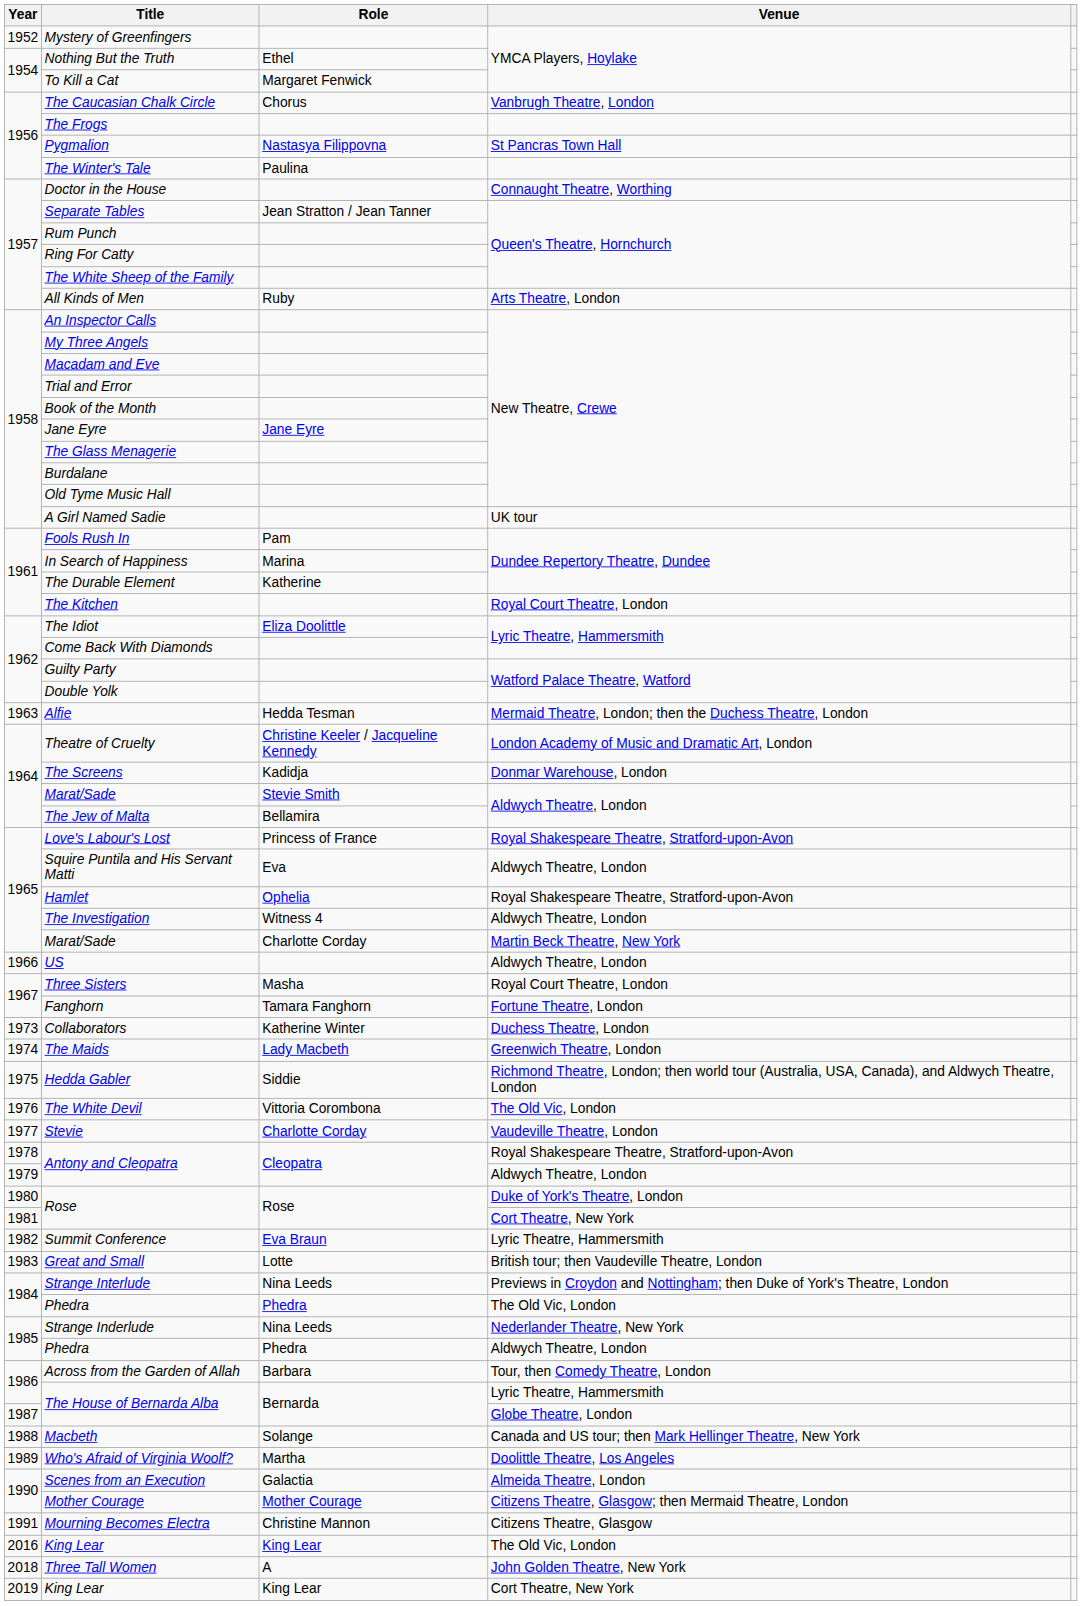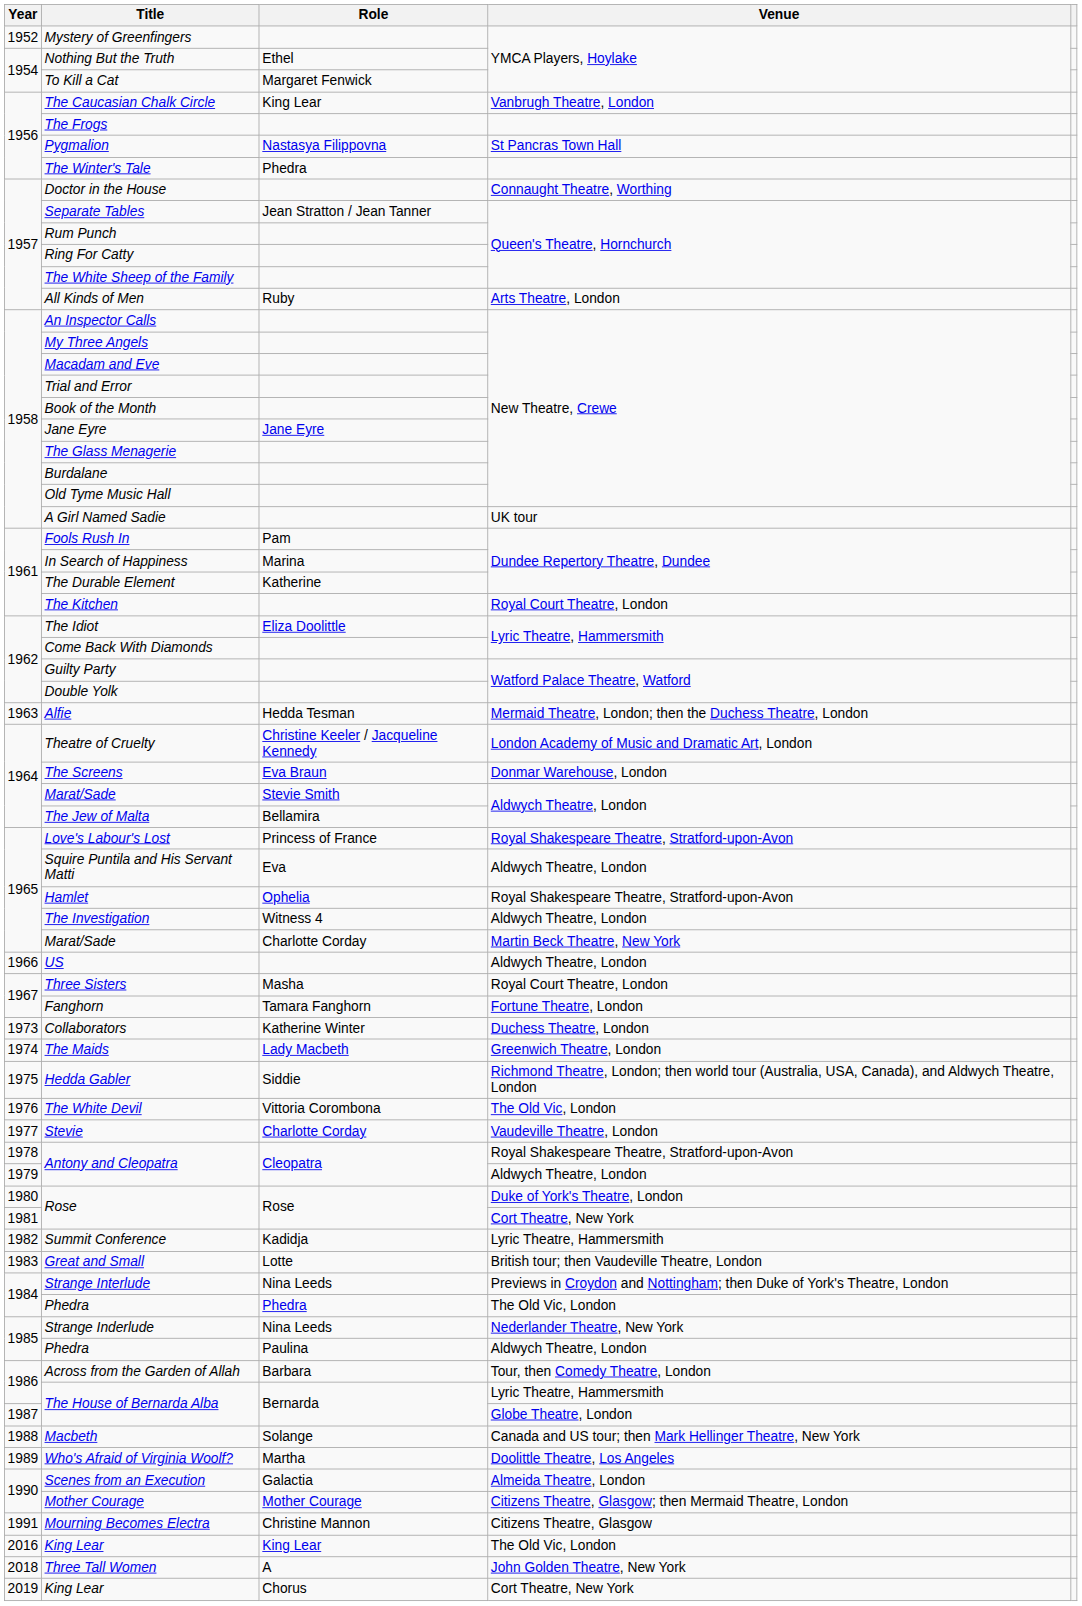(284, 102) Chorus -> (292, 102) King Lear
(285, 168) Paulina -> (284, 168) Phedra
(285, 772) Kadidja -> (294, 772) Eva Braun
(294, 1240) Eva Braun -> (285, 1240) Kadidja
(284, 1349) Phedra -> (285, 1349) Paulina
(292, 1589) King Lear -> (284, 1589) Chorus
